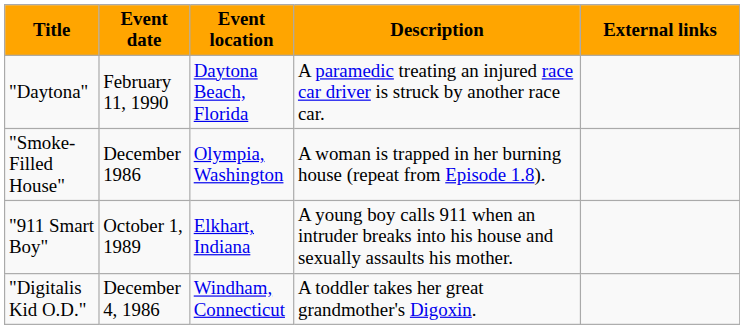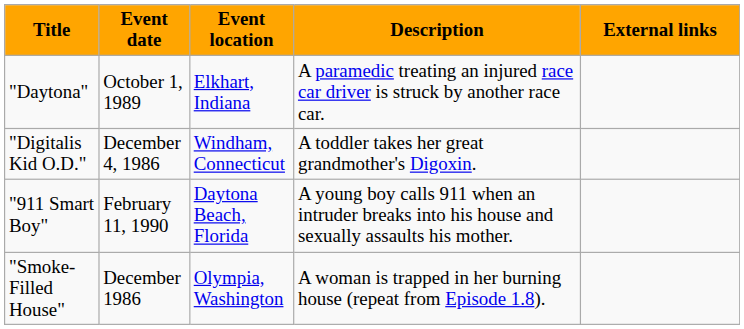(137, 91) February 11, 1990 -> (143, 91) October 1, 1989
(226, 91) Daytona Beach, Florida -> (224, 91) Elkhart, Indiana
rows swapped: (42, 164) <-> (48, 298)
(143, 236) October 1, 1989 -> (137, 215) February 11, 1990
(224, 236) Elkhart, Indiana -> (226, 215) Daytona Beach, Florida
